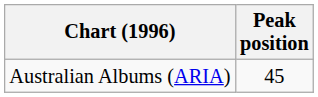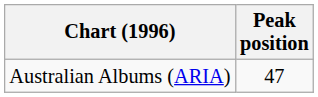(274, 75) 45 -> (274, 75) 47
